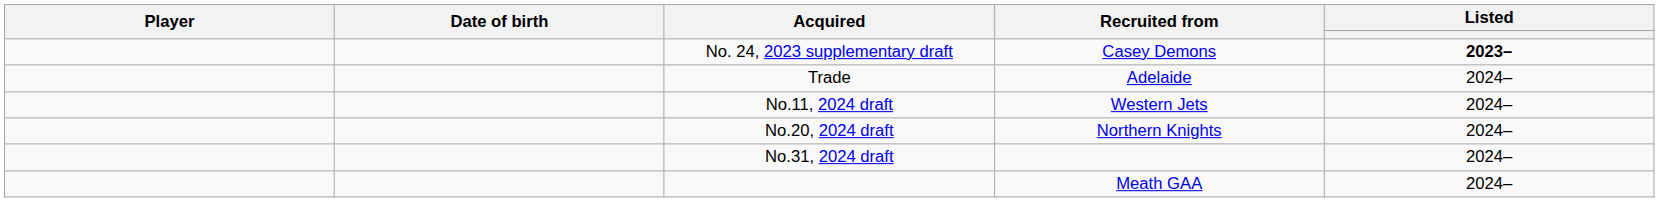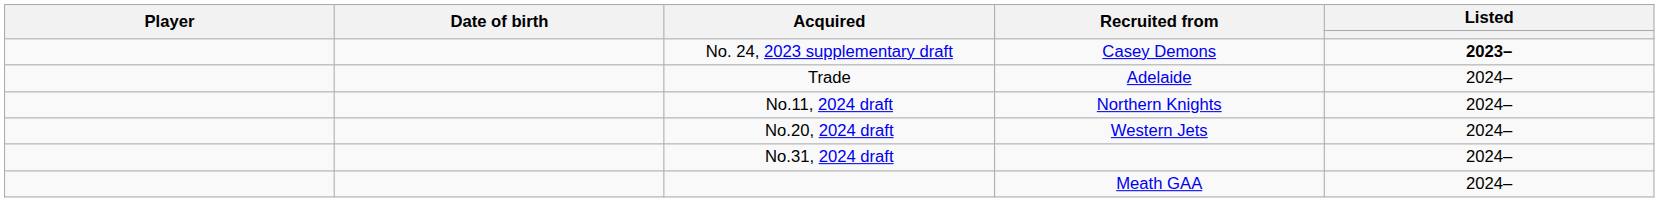(1159, 104) Western Jets -> (1159, 104) Northern Knights
(1159, 130) Northern Knights -> (1159, 130) Western Jets
